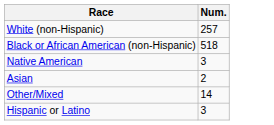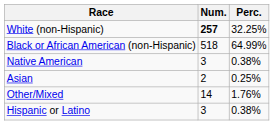+ column: (249, 12)
(209, 29) normal -> (209, 29) bold
